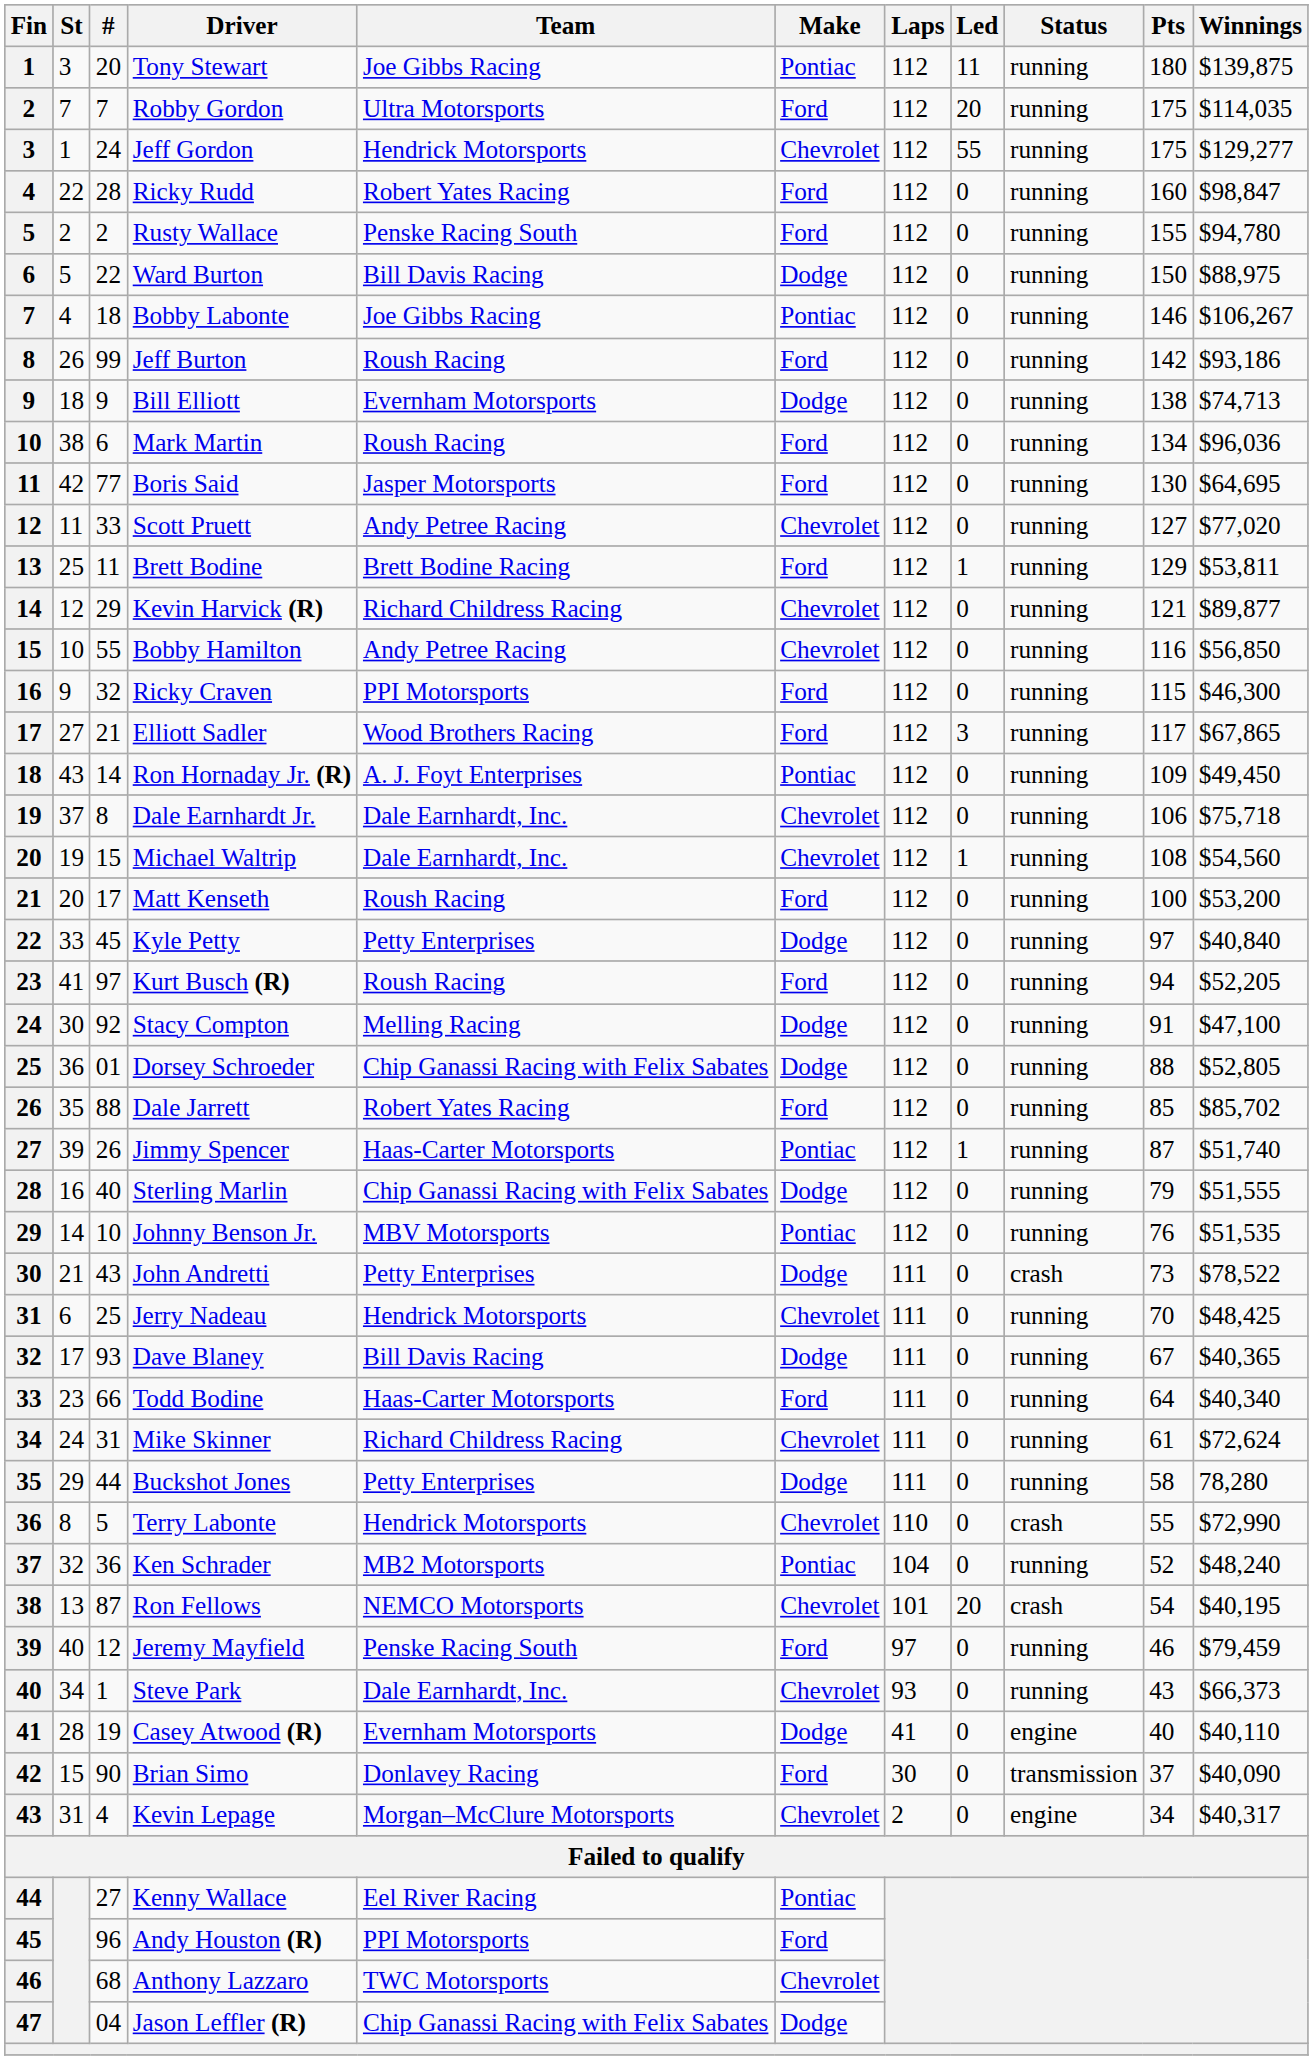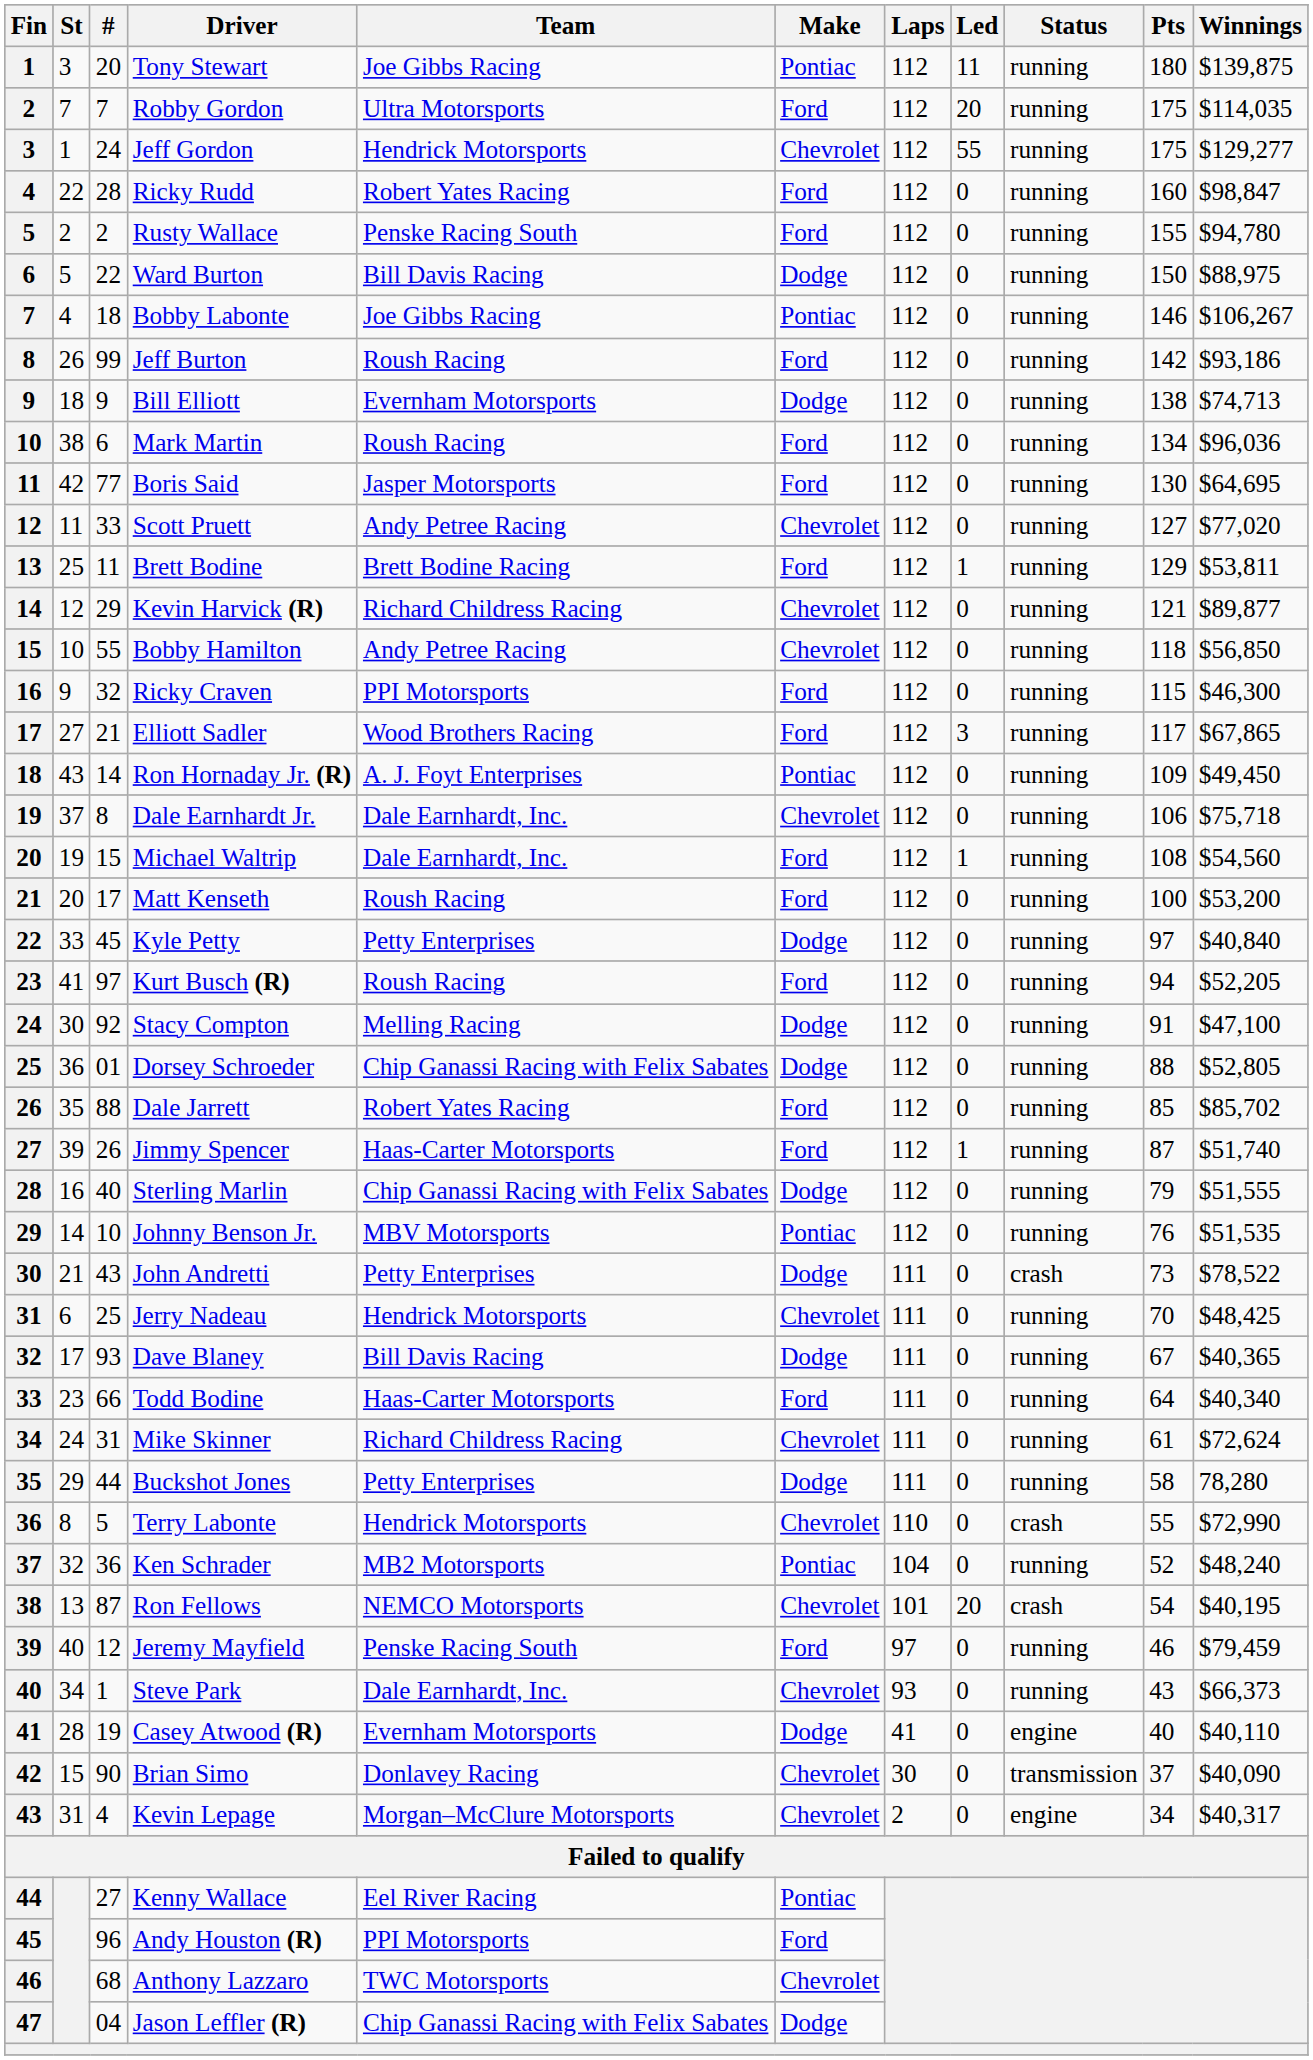(1168, 649) 116 -> (1168, 649) 118
(830, 857) Chevrolet -> (804, 857) Ford
(818, 1148) Pontiac -> (804, 1148) Ford
(804, 1772) Ford -> (830, 1772) Chevrolet
